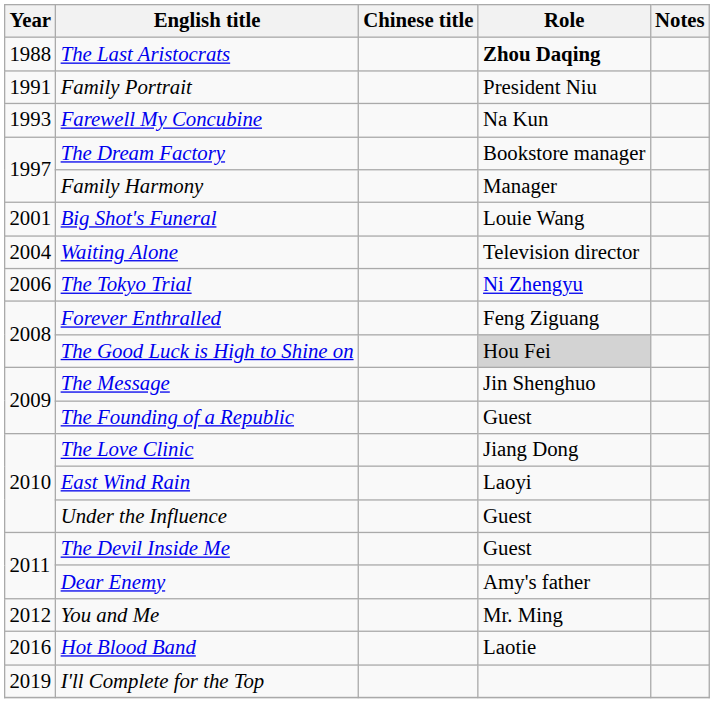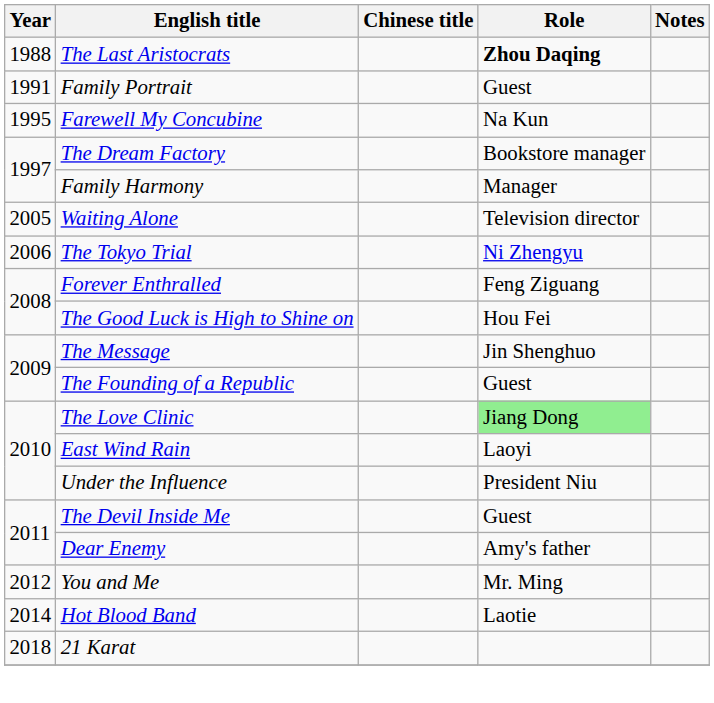(540, 86) President Niu -> (507, 86) Guest
(30, 119) 1993 -> (30, 119) 1995
- row: (139, 218)
(30, 251) 2004 -> (30, 218) 2005
(517, 350) lightgrey background -> (517, 317) no background
(531, 449) no background -> (531, 416) lightgreen background
(507, 515) Guest -> (540, 482) President Niu
(30, 647) 2016 -> (30, 614) 2014
+ row: (98, 647)
- row: (162, 680)
